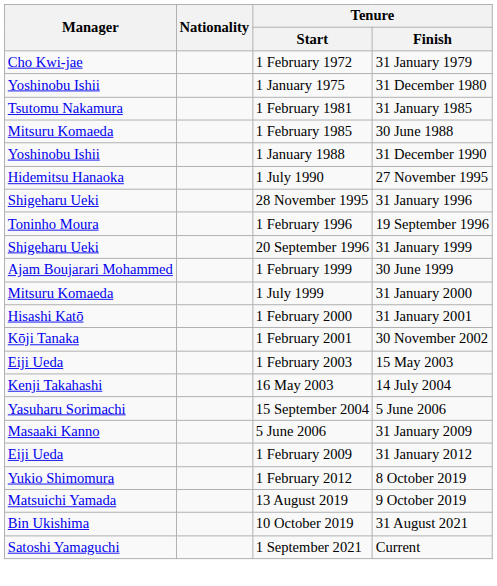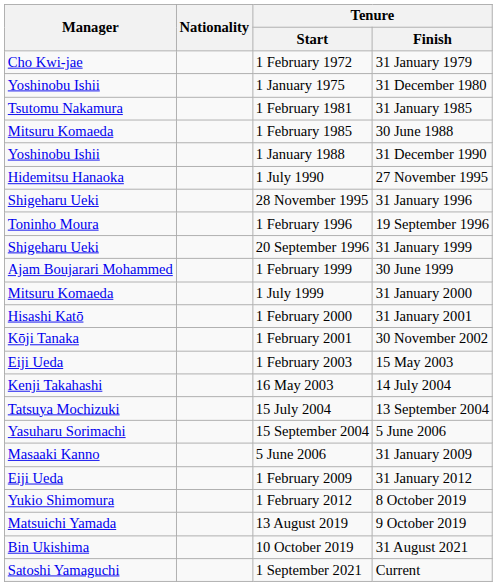+ row: (293, 408)
